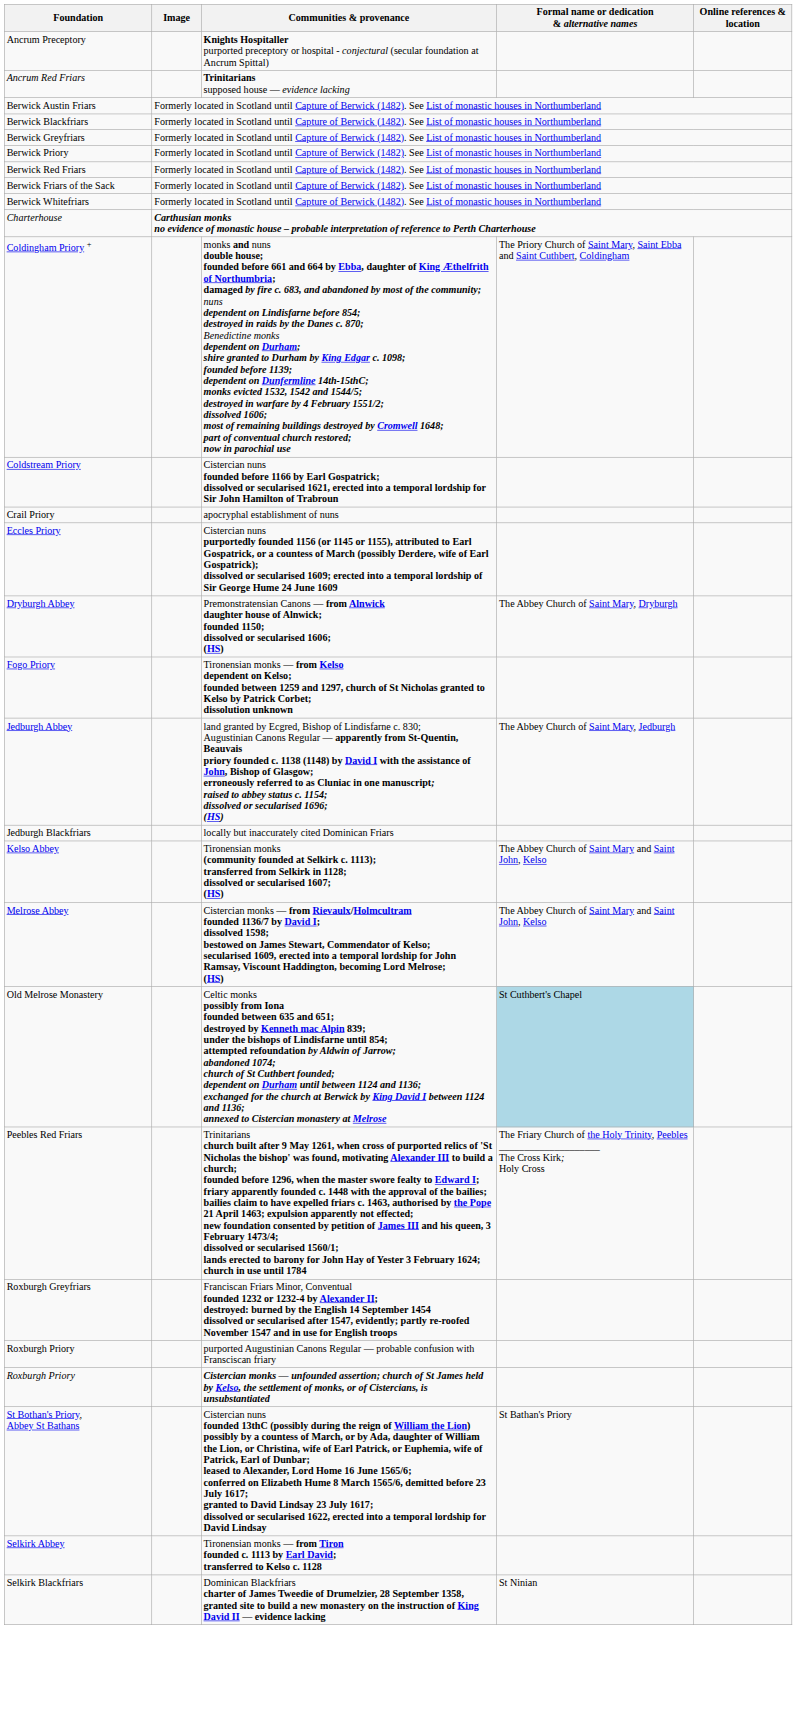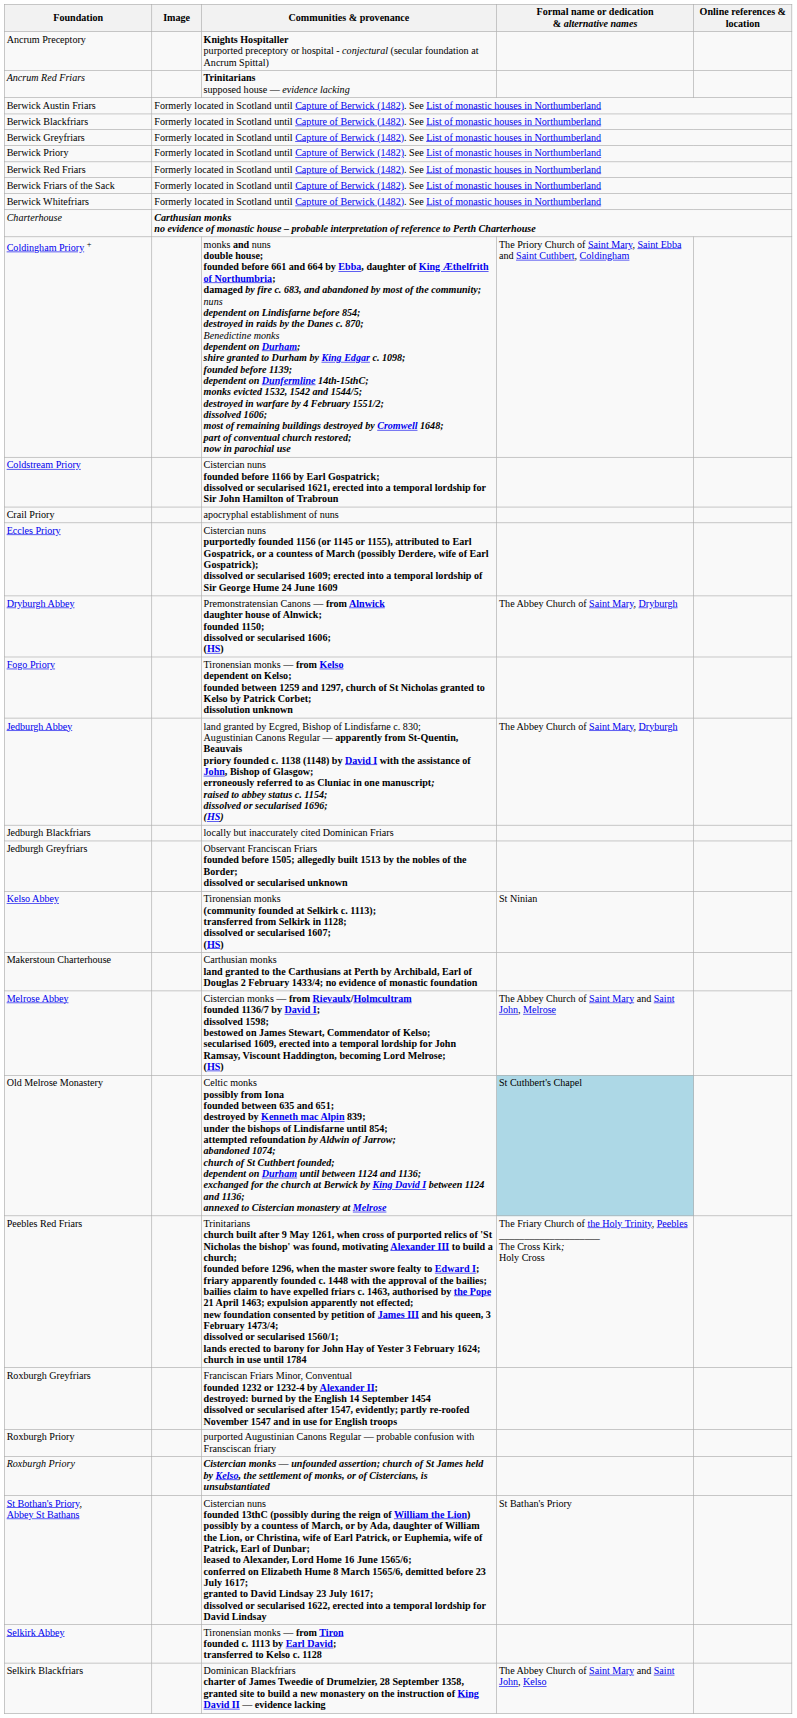(587, 726) The Abbey Church of Saint Mary, Jedburgh -> (588, 726) The Abbey Church of Saint Mary, Dryburgh
+ row: (47, 849)
(587, 854) The Abbey Church of Saint Mary and Saint John, Kelso -> (518, 899) St Ninian
+ row: (59, 960)
(587, 916) The Abbey Church of Saint Mary and Saint John, Kelso -> (587, 1004) The Abbey Church of Saint Mary and Saint John, Melrose
(518, 1582) St Ninian -> (587, 1677) The Abbey Church of Saint Mary and Saint John, Kelso
